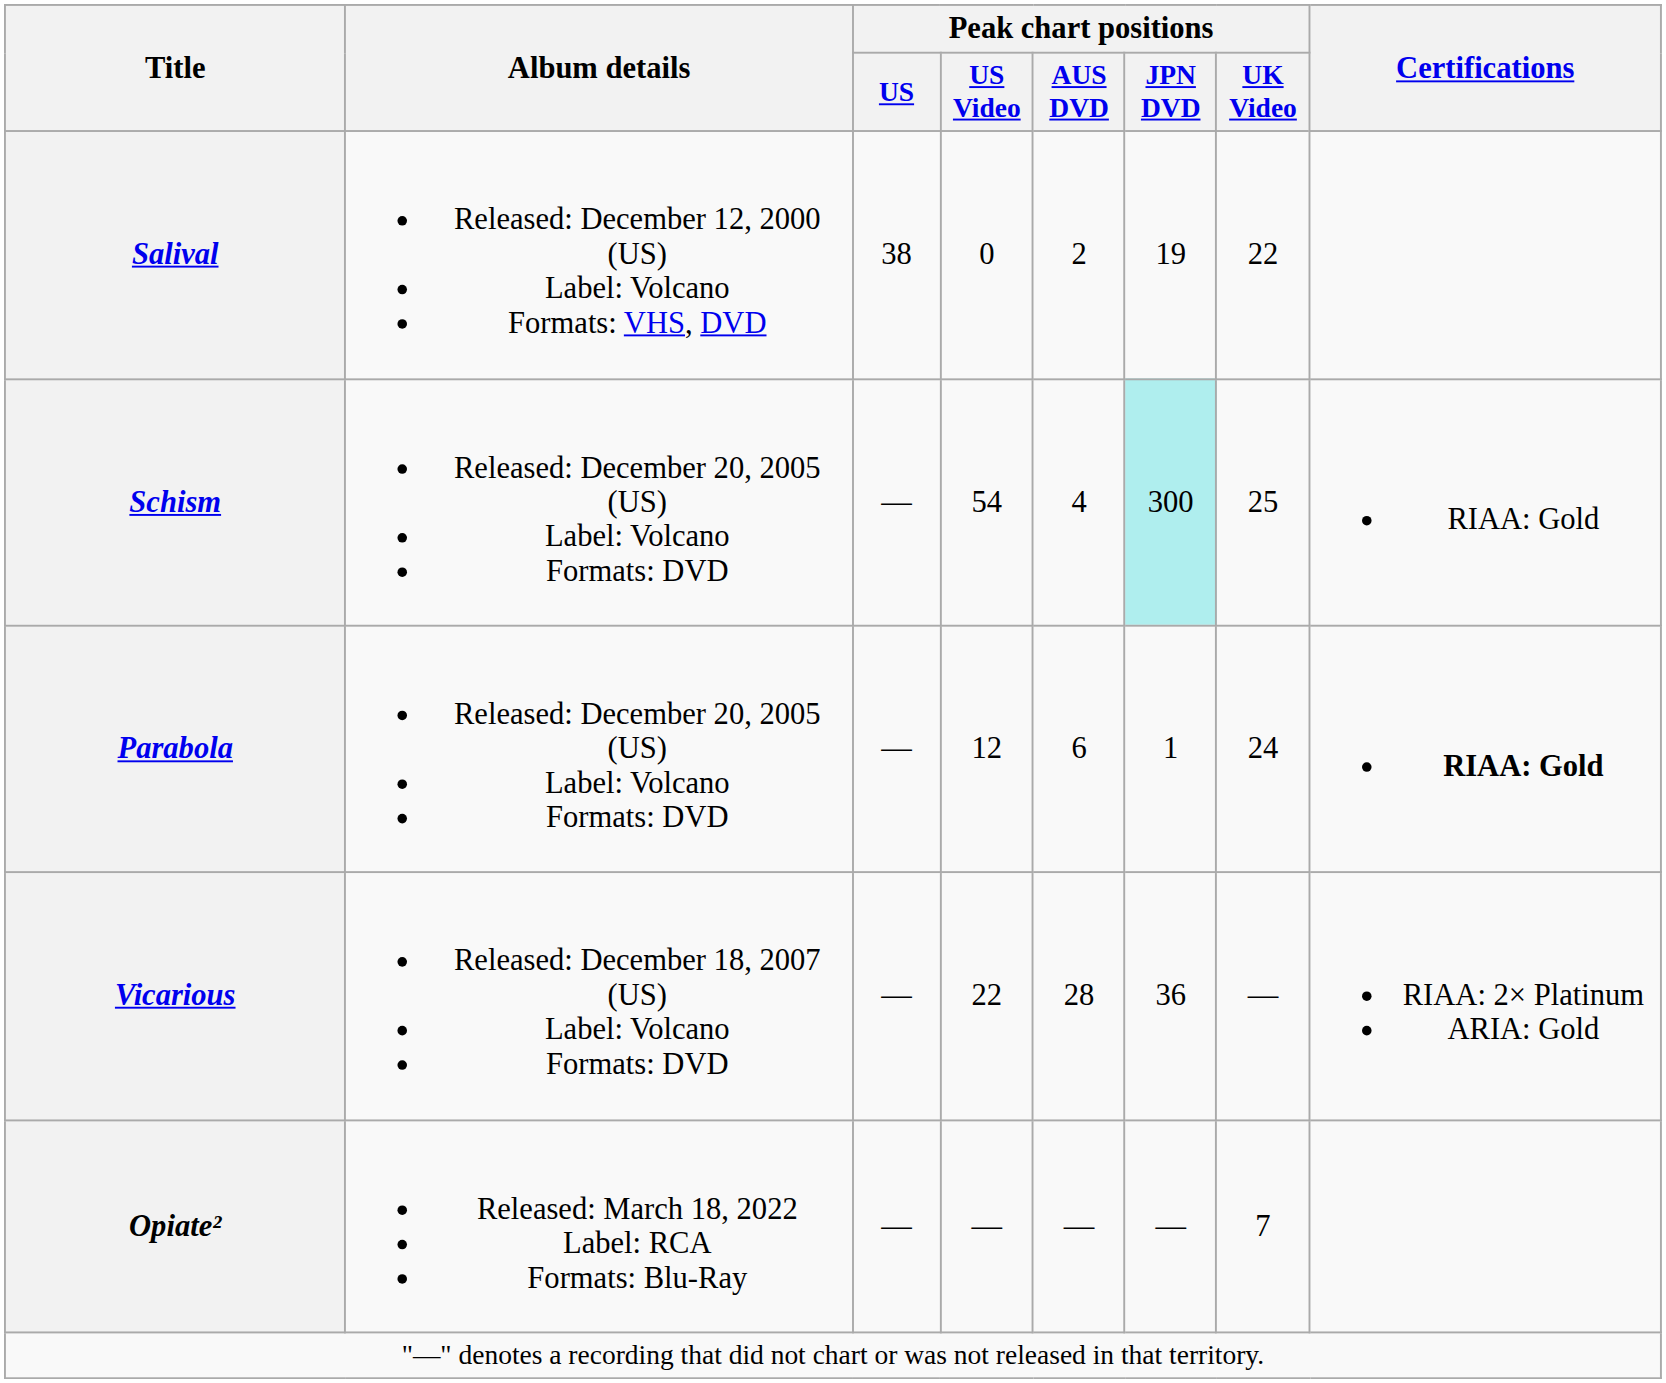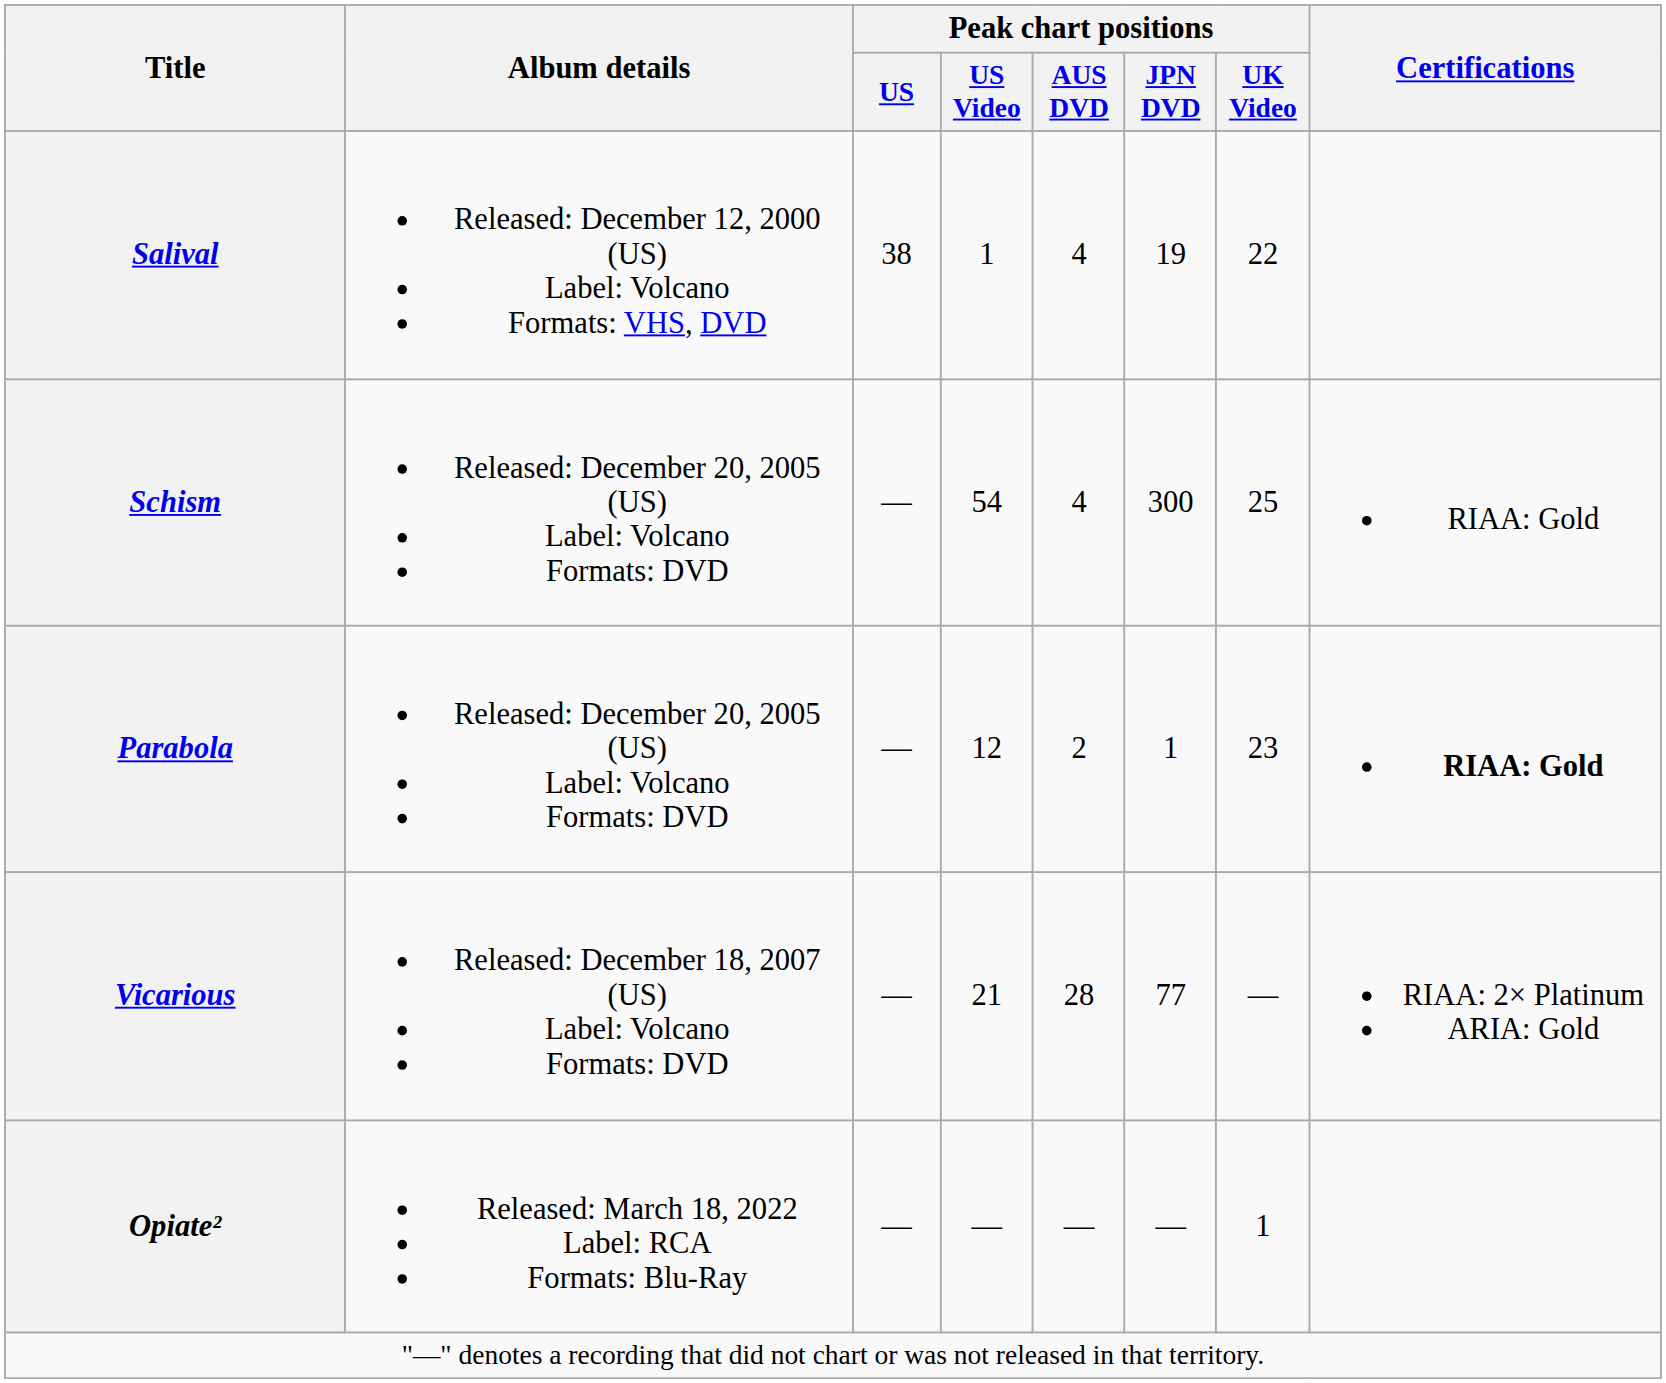(987, 254) 0 -> (987, 254) 1
(1079, 254) 2 -> (1079, 254) 4
(1171, 501) paleturquoise background -> (1171, 501) no background
(1079, 748) 6 -> (1079, 748) 2
(1263, 748) 24 -> (1263, 748) 23
(987, 995) 22 -> (987, 995) 21
(1171, 995) 36 -> (1171, 995) 77
(1263, 1225) 7 -> (1263, 1225) 1
